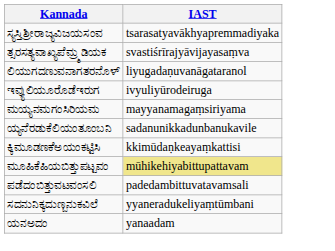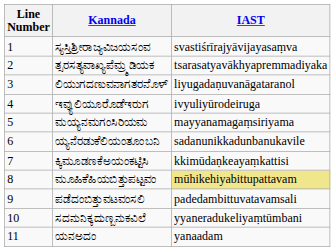+ column: (28, 20)
(203, 33) tsarasatyavākhyapremmadiyaka -> (236, 46) svastiśrīrajyāvijayasaṃva
(188, 52) svastiśrīrajyāvijayasaṃva -> (251, 65) tsarasatyavākhyapremmadiyaka
